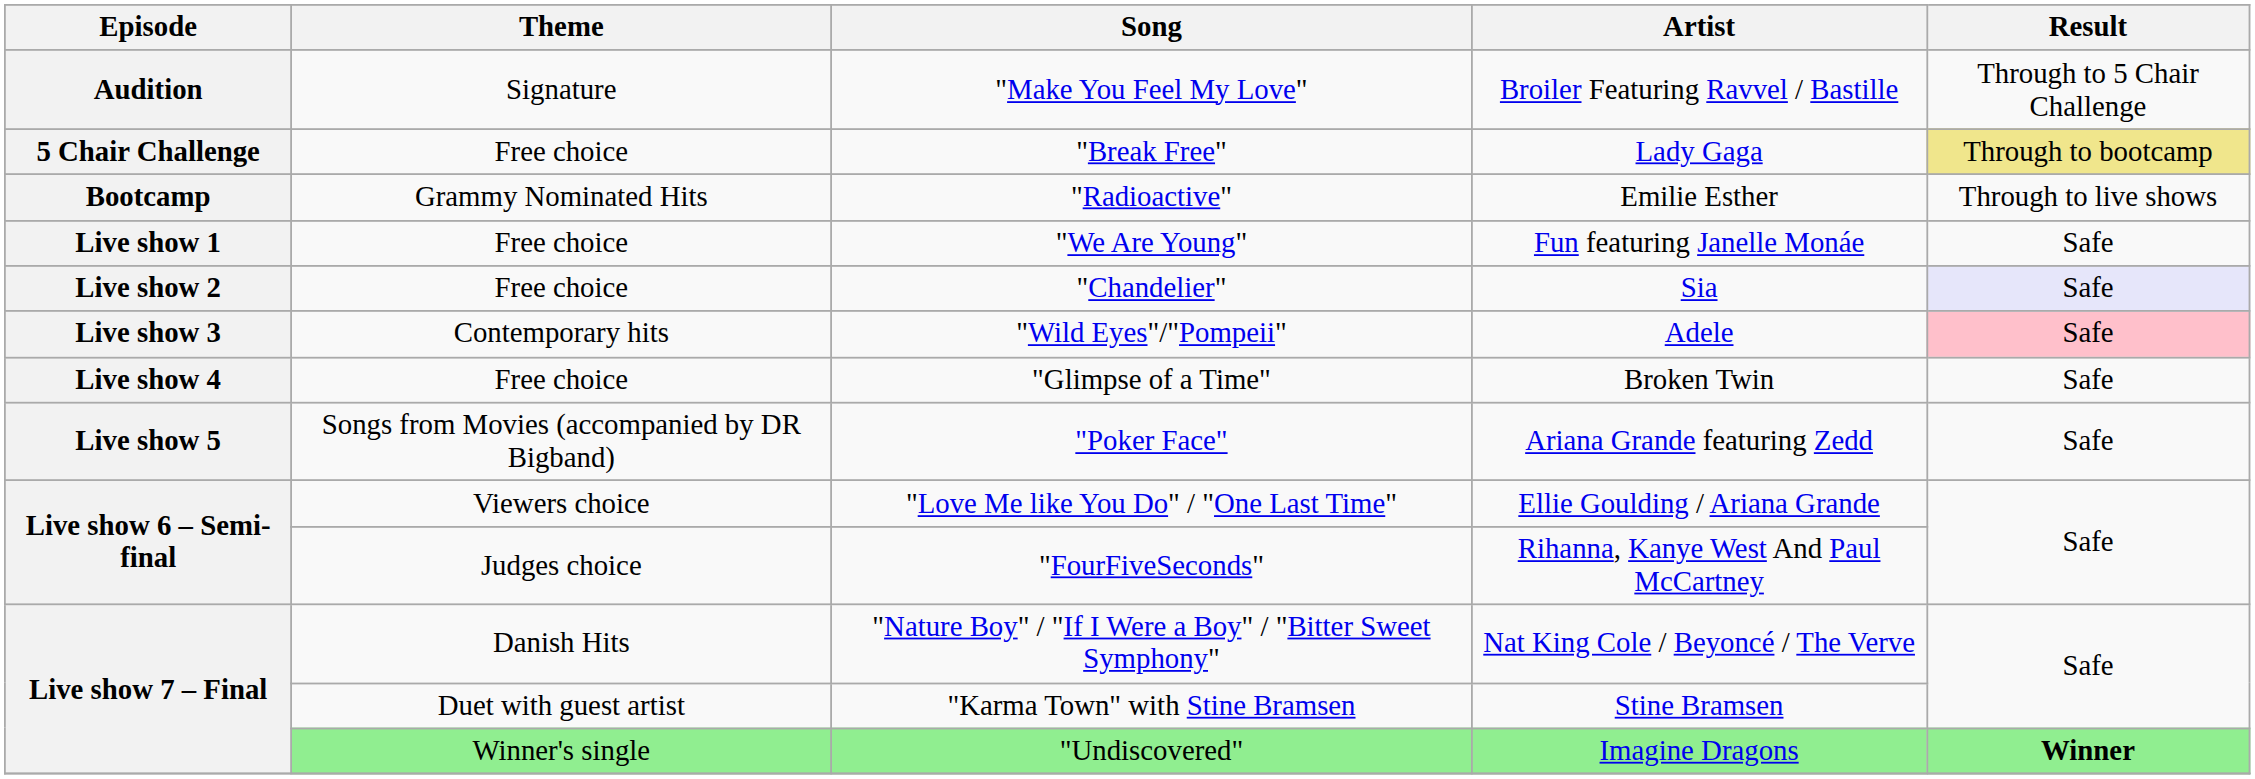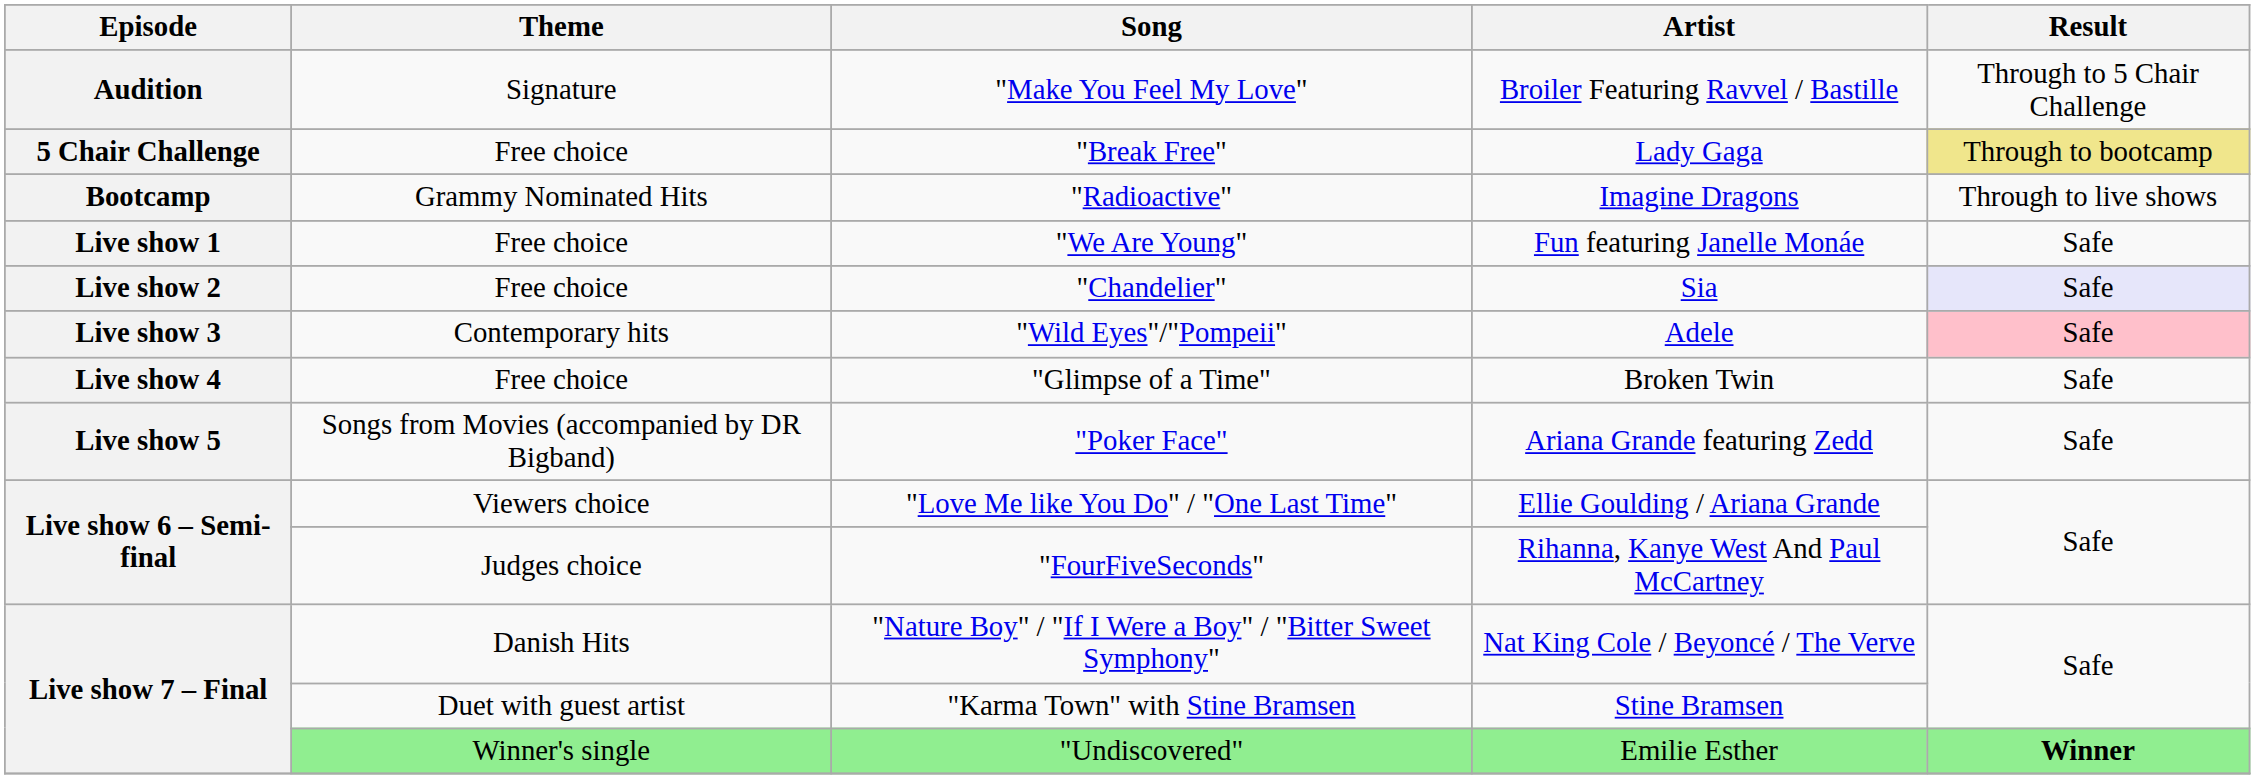(1699, 196) Emilie Esther -> (1699, 196) Imagine Dragons
(1699, 750) Imagine Dragons -> (1699, 750) Emilie Esther
